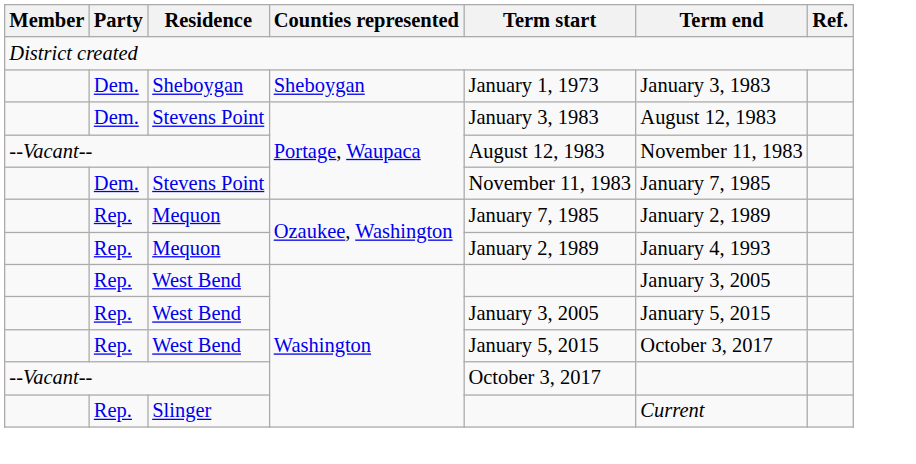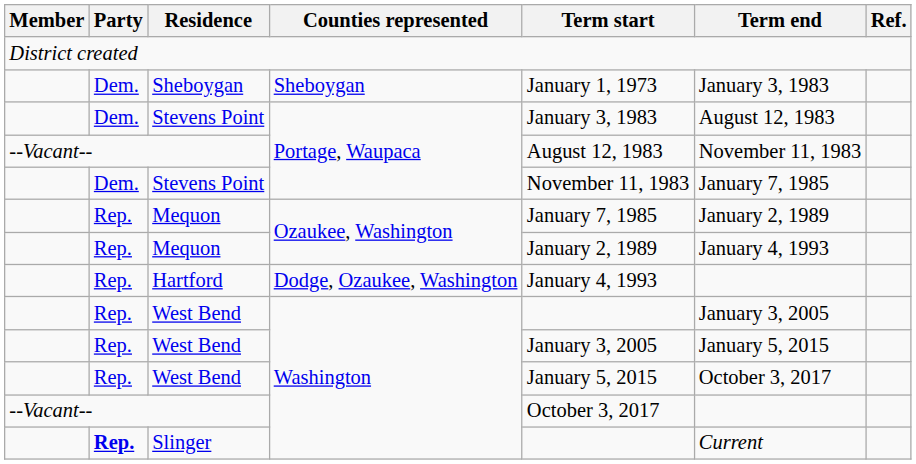+ row: (187, 280)
(113, 410) normal -> (114, 442) bold
